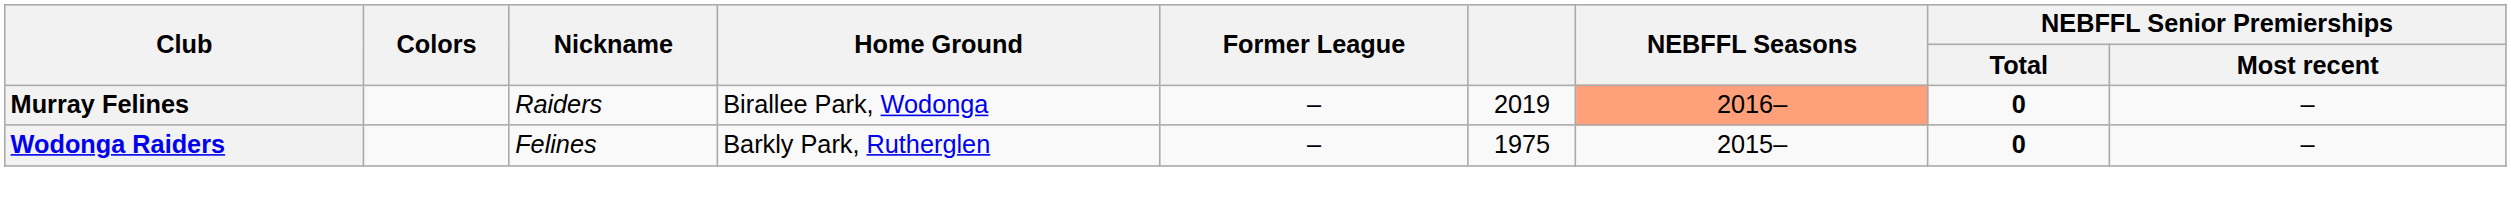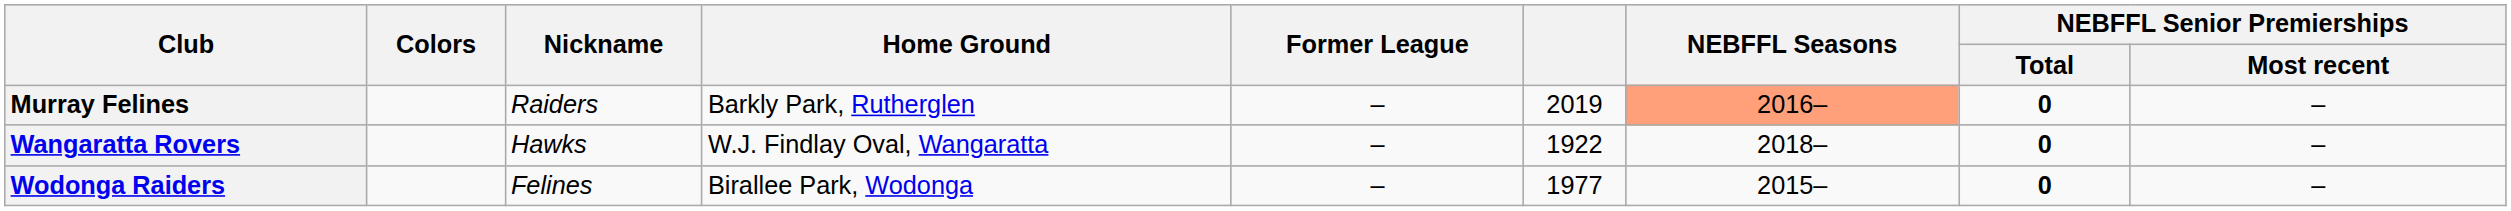(856, 104) Birallee Park, Wodonga -> (841, 104) Barkly Park, Rutherglen
+ row: (125, 144)
(857, 144) Barkly Park, Rutherglen -> (840, 184) Birallee Park, Wodonga
(1522, 144) 1975 -> (1574, 184) 1977
